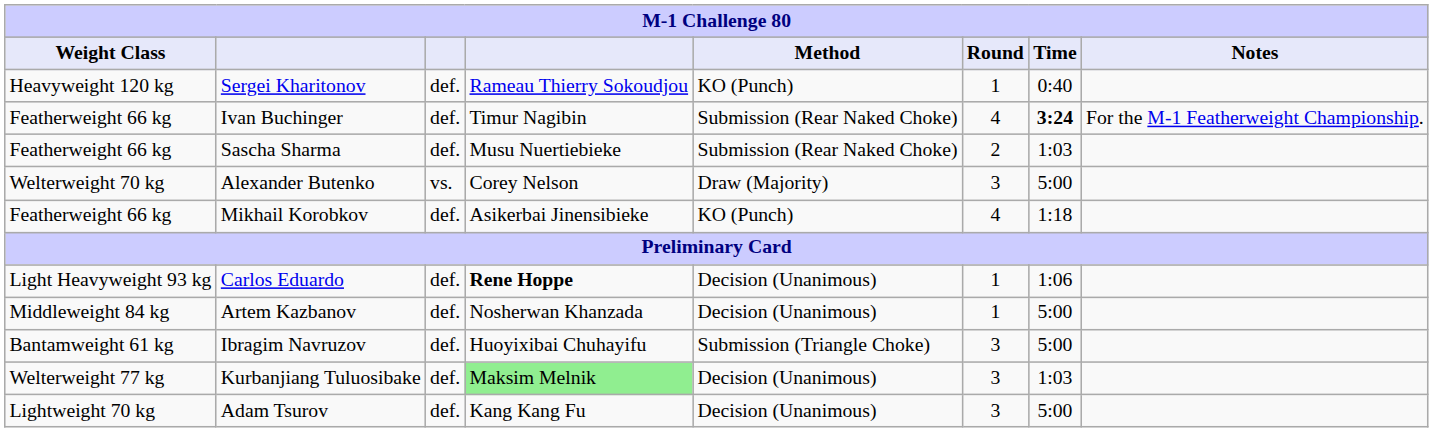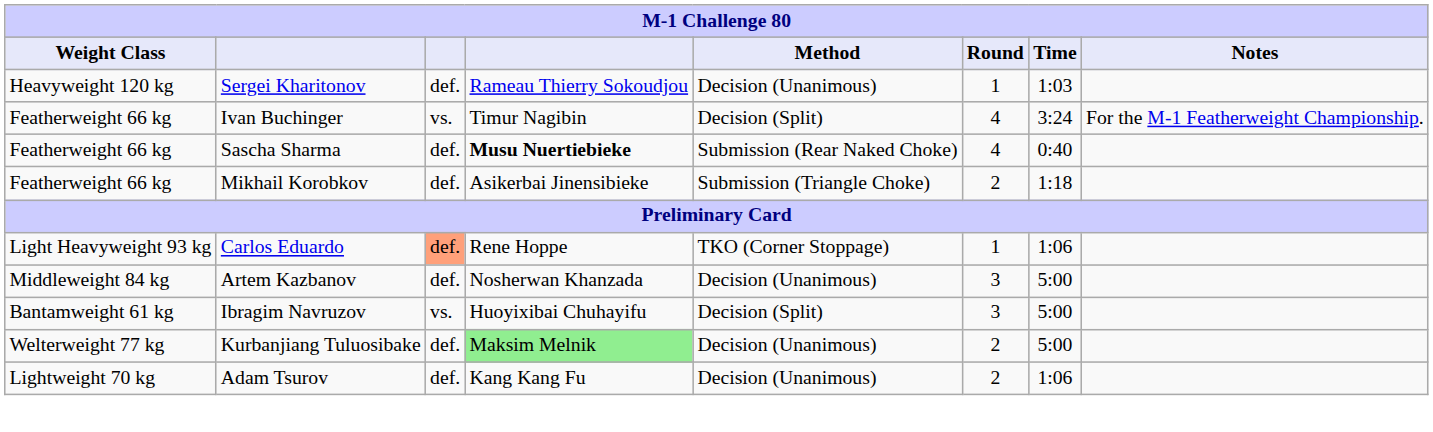(745, 85) KO (Punch) -> (787, 85) Decision (Unanimous)
(1055, 85) 0:40 -> (1055, 85) 1:03
(445, 117) def. -> (441, 117) vs.
(827, 117) Submission (Rear Naked Choke) -> (760, 117) Decision (Split)
(1055, 117) bold -> (1055, 117) normal
(545, 150) normal -> (550, 150) bold
(995, 150) 2 -> (995, 150) 4
(1055, 150) 1:03 -> (1055, 150) 0:40
- row: (298, 182)
(745, 215) KO (Punch) -> (814, 182) Submission (Triangle Choke)
(995, 215) 4 -> (995, 182) 2
(445, 280) no background -> (445, 247) lightsalmon background
(521, 280) bold -> (519, 247) normal
(787, 280) Decision (Unanimous) -> (793, 247) TKO (Corner Stoppage)
(995, 312) 1 -> (995, 280) 3
(445, 345) def. -> (441, 312) vs.
(814, 345) Submission (Triangle Choke) -> (760, 312) Decision (Split)
(995, 377) 3 -> (995, 345) 2
(1055, 377) 1:03 -> (1055, 345) 5:00
(995, 410) 3 -> (995, 377) 2
(1055, 410) 5:00 -> (1055, 377) 1:06
